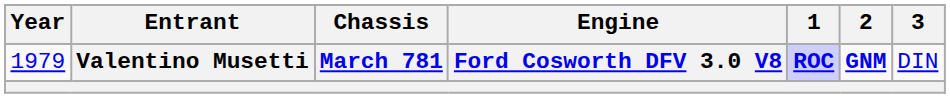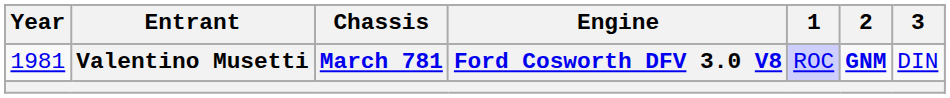(38, 62) 1979 -> (38, 62) 1981
(814, 62) bold -> (814, 62) normal
